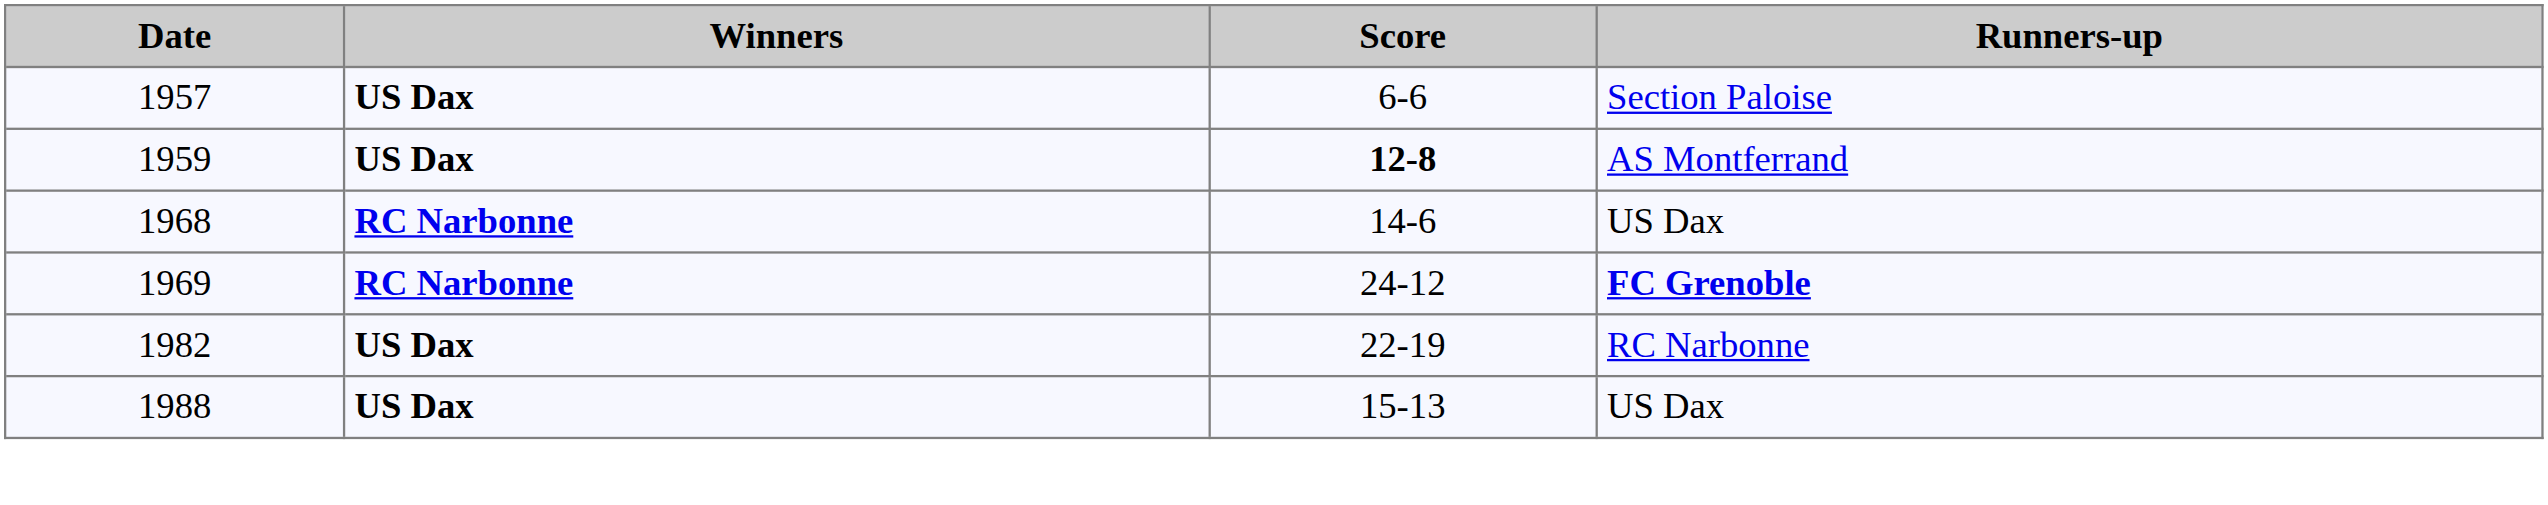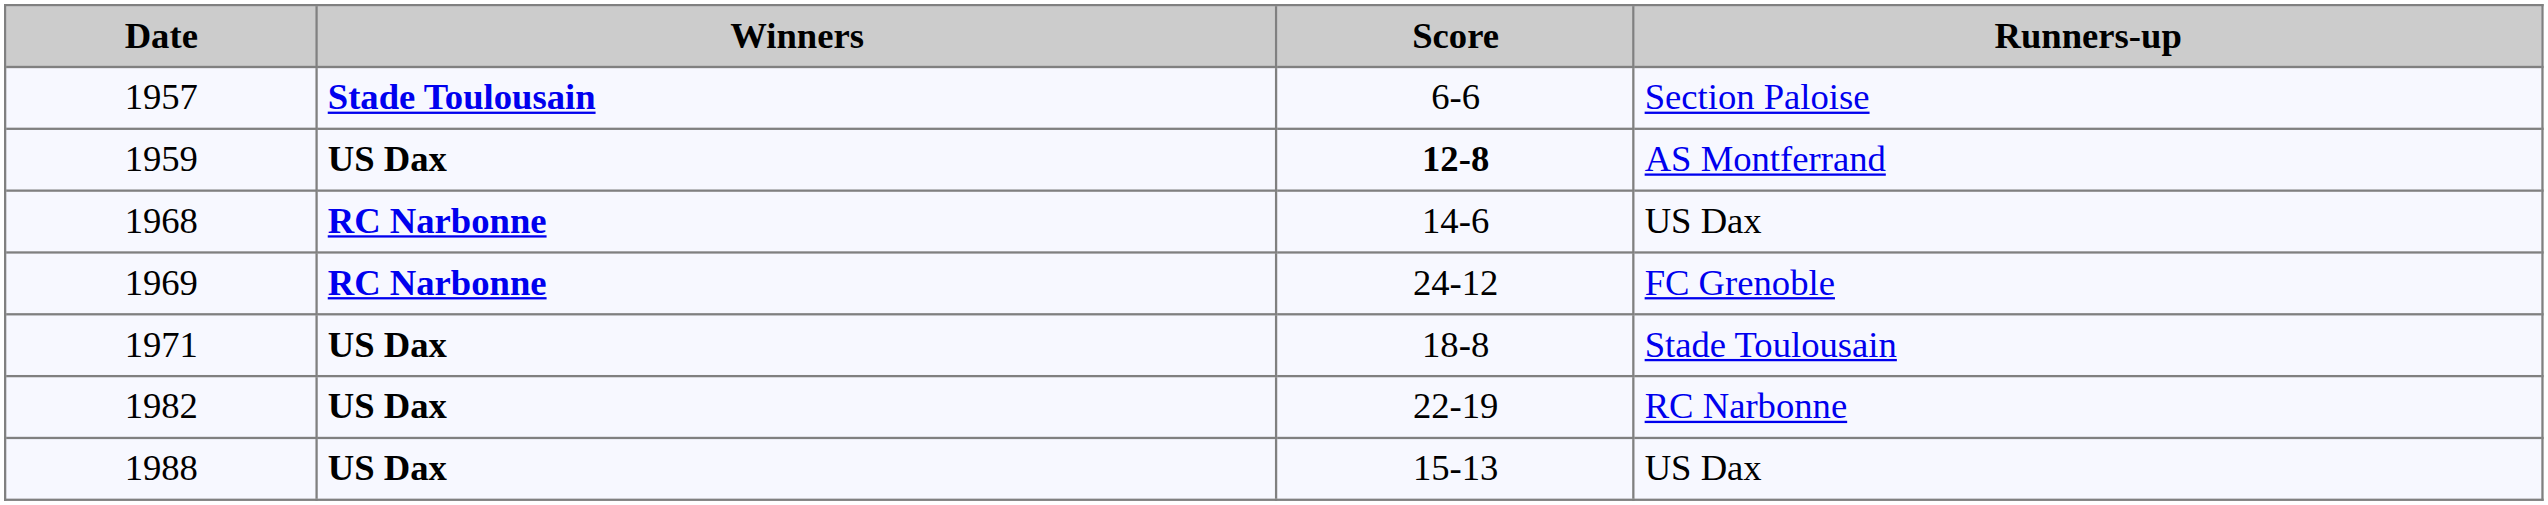(414, 97) US Dax -> (462, 97) Stade Toulousain
(1709, 282) bold -> (1740, 282) normal
+ row: (161, 344)
